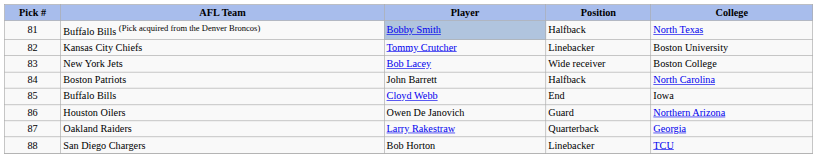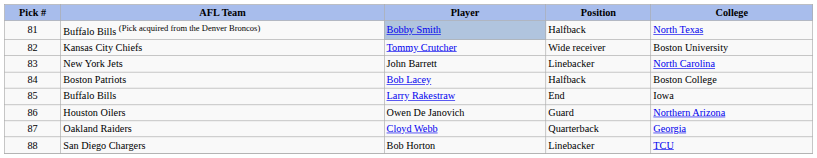(571, 47) Linebacker -> (577, 47) Wide receiver
(409, 64) Bob Lacey -> (412, 64) John Barrett
(577, 64) Wide receiver -> (571, 64) Linebacker
(685, 64) Boston College -> (684, 64) North Carolina
(412, 80) John Barrett -> (409, 80) Bob Lacey
(684, 80) North Carolina -> (685, 80) Boston College
(412, 96) Cloyd Webb -> (421, 96) Larry Rakestraw
(421, 129) Larry Rakestraw -> (412, 129) Cloyd Webb
